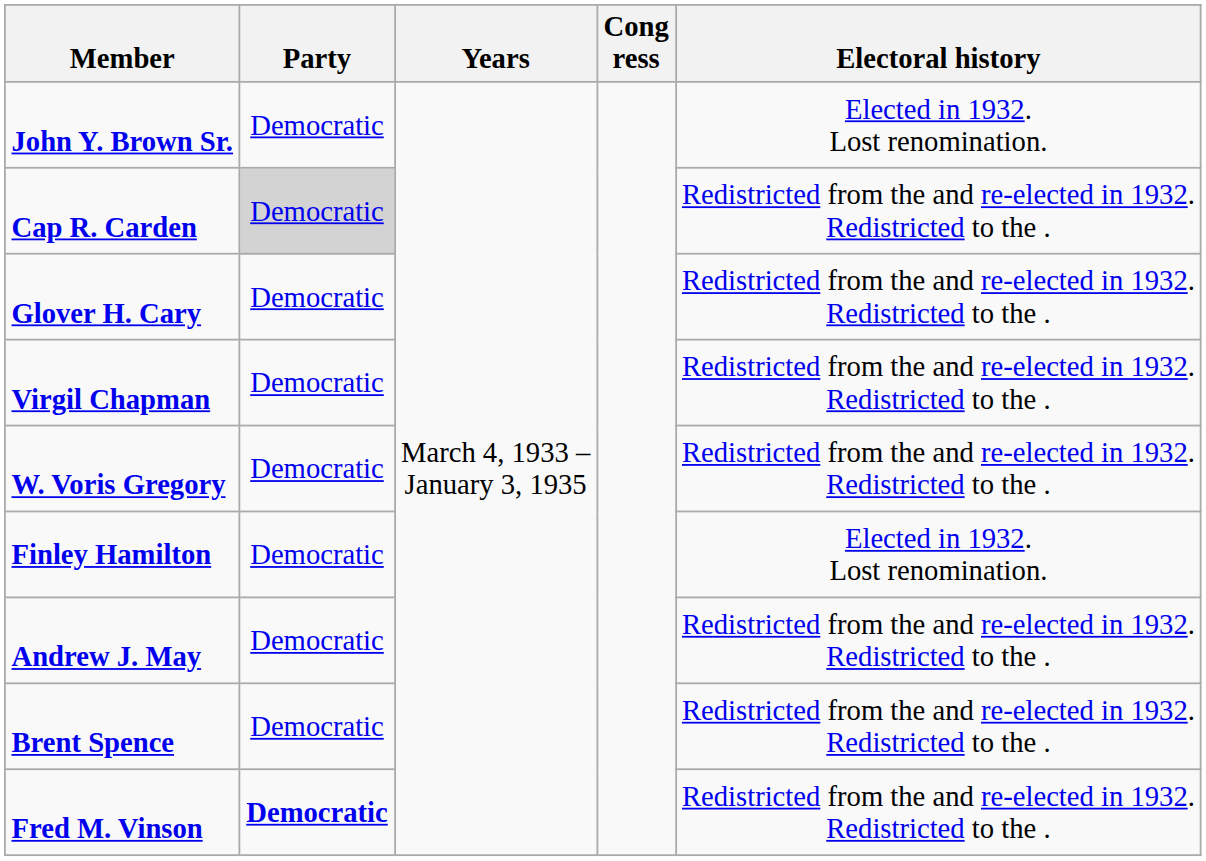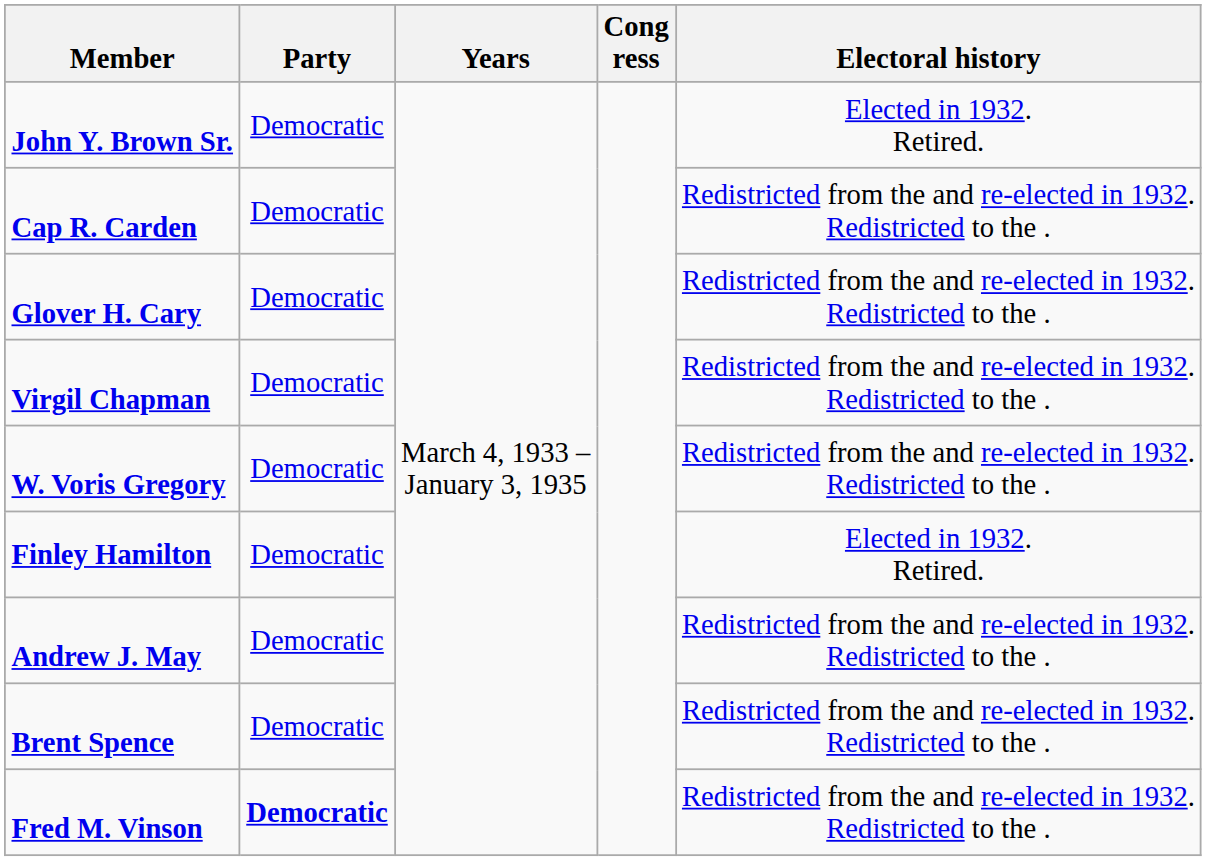(938, 125) Elected in 1932. Lost renomination. -> (938, 125) Elected in 1932. Retired.
(317, 211) lightgrey background -> (317, 211) no background
(938, 554) Elected in 1932. Lost renomination. -> (938, 554) Elected in 1932. Retired.
